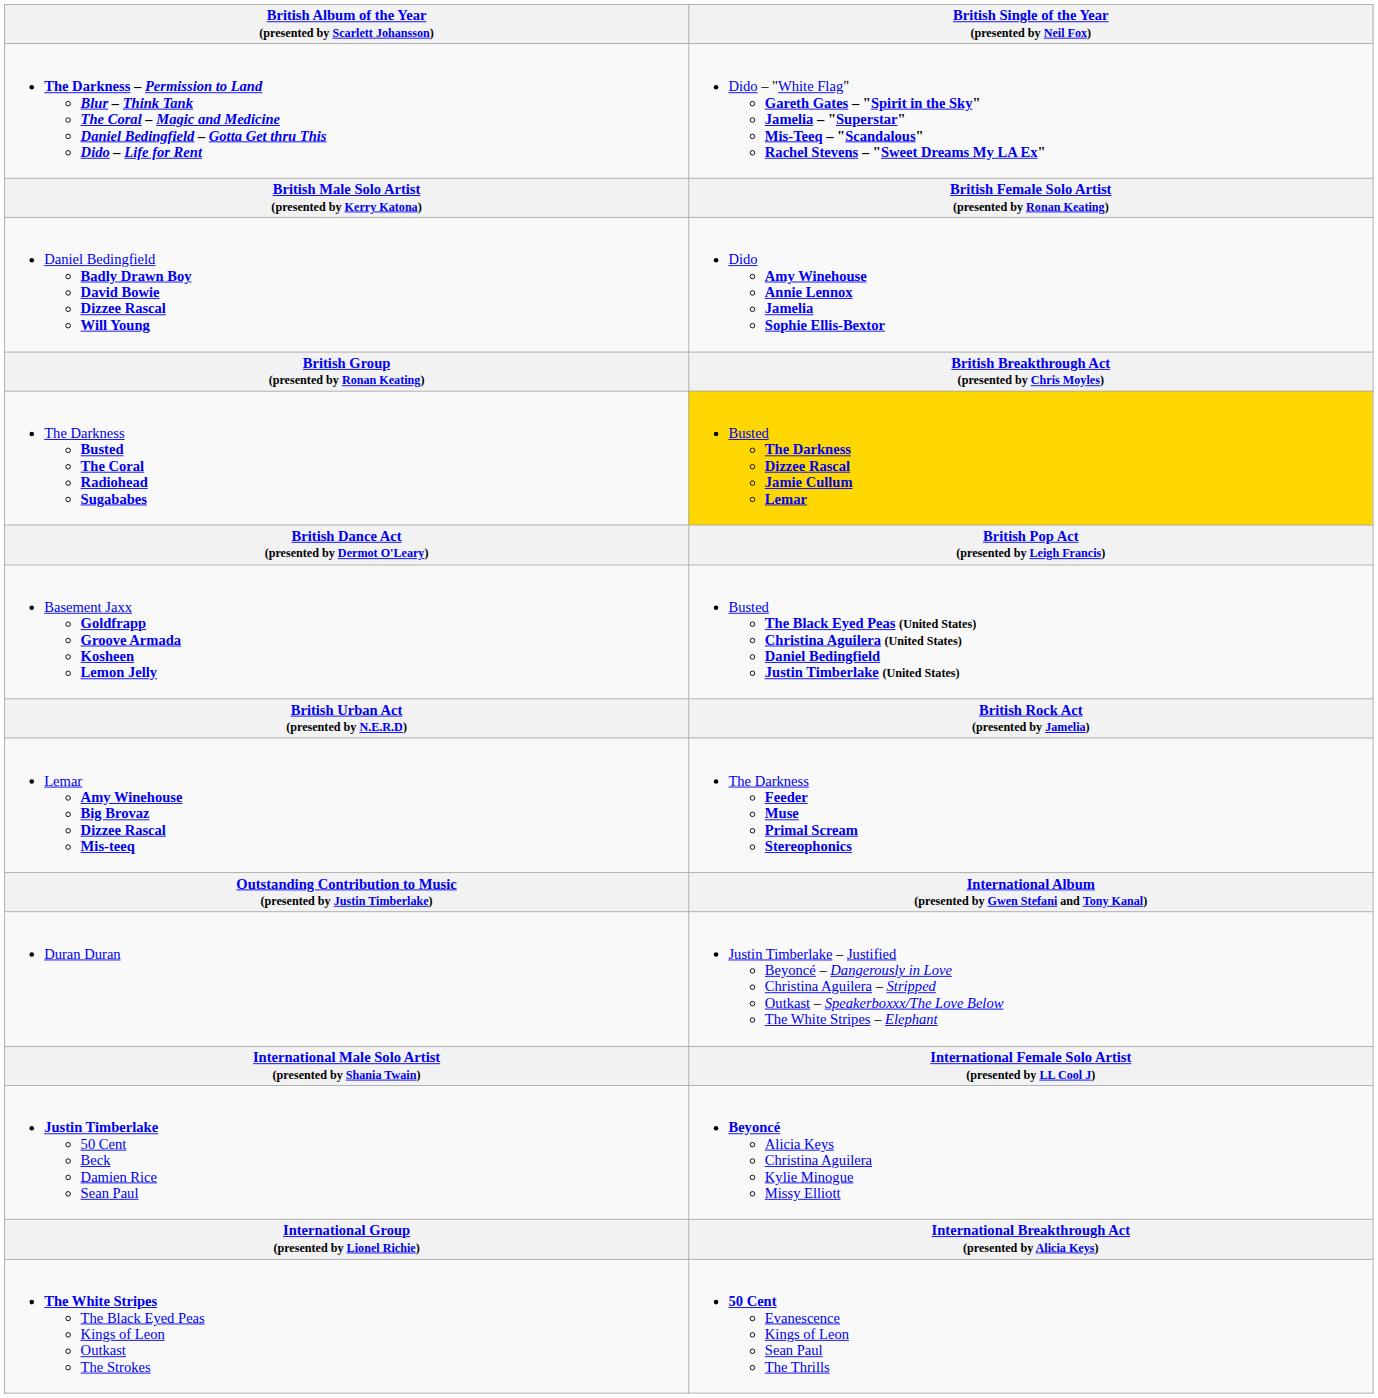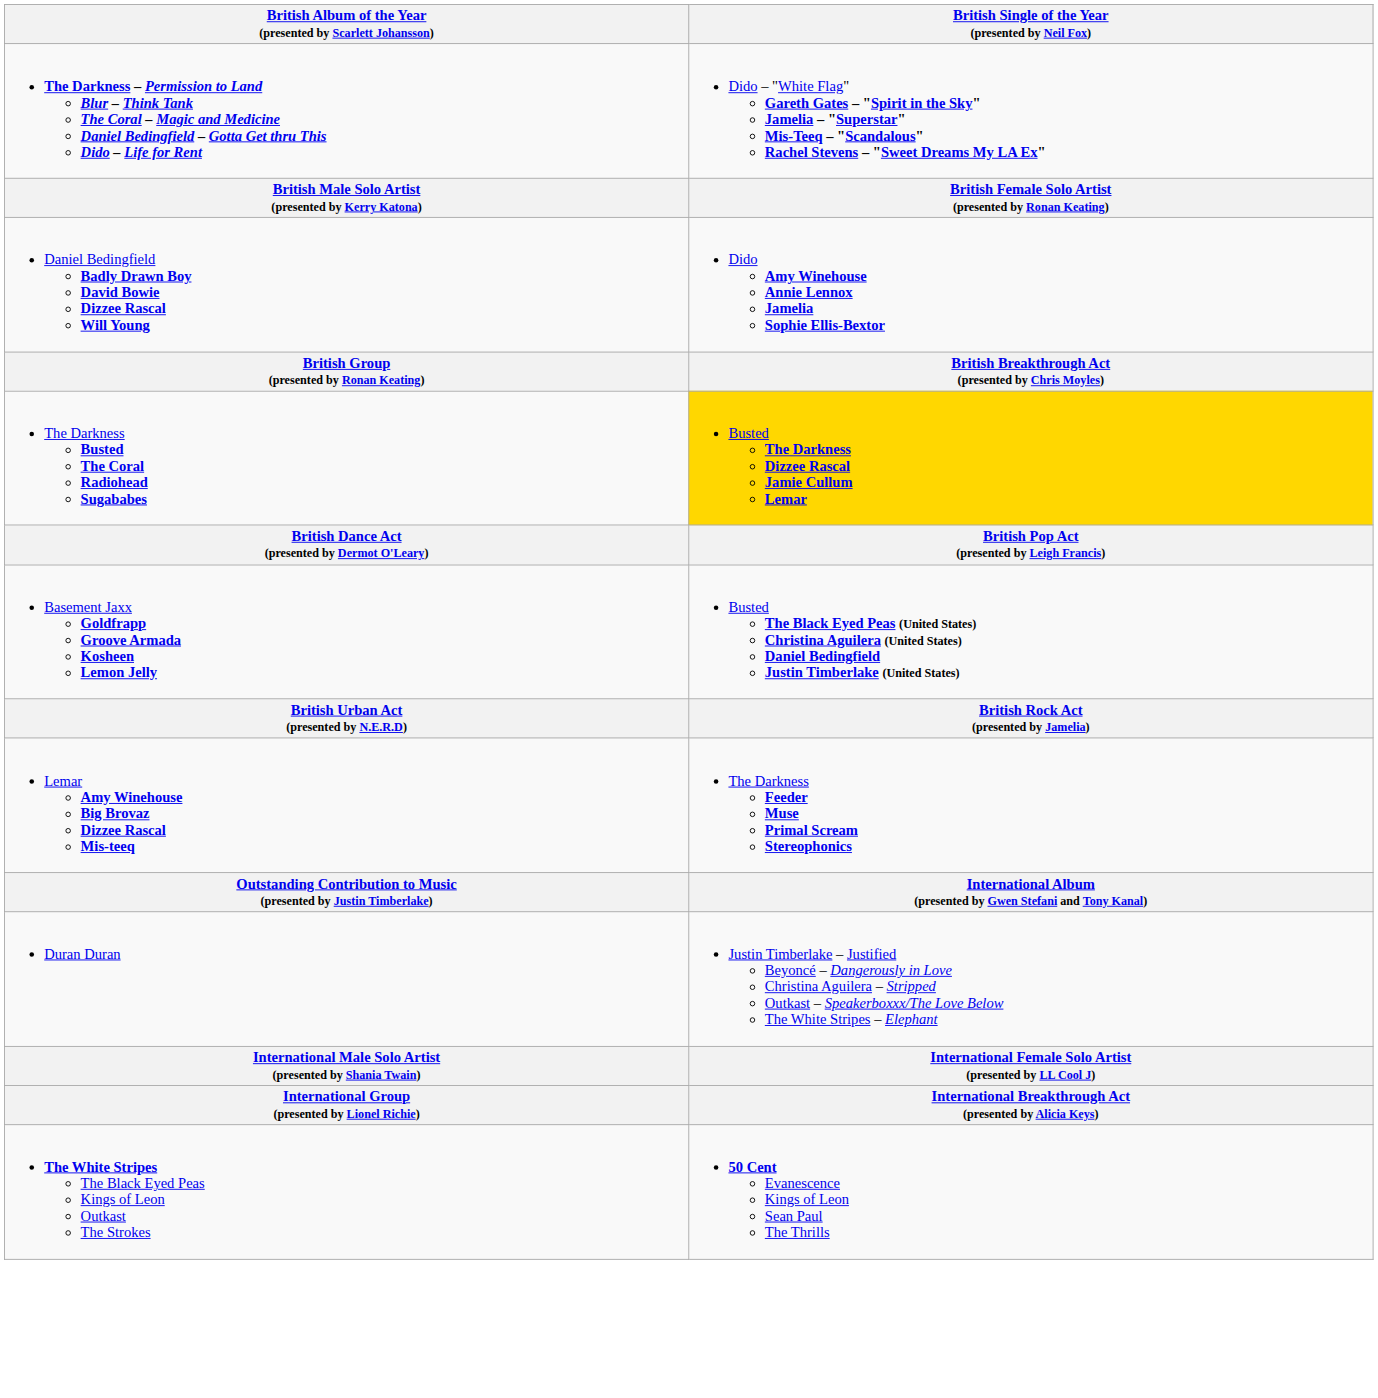- row: (347, 1161)
